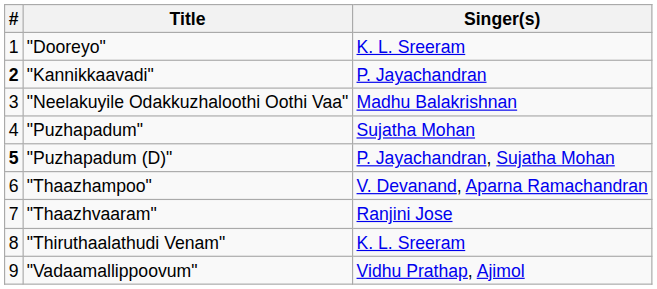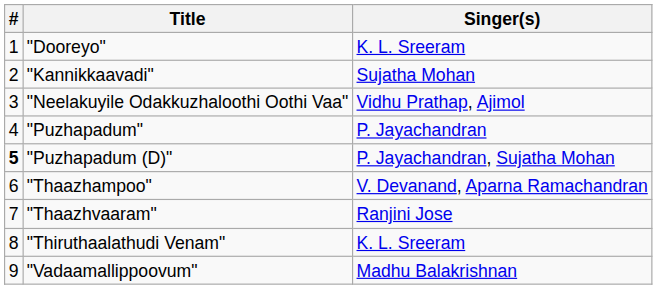(14, 75) bold -> (14, 75) normal
(422, 75) P. Jayachandran -> (416, 75) Sujatha Mohan
(437, 102) Madhu Balakrishnan -> (441, 102) Vidhu Prathap, Ajimol
(416, 130) Sujatha Mohan -> (422, 130) P. Jayachandran
(441, 270) Vidhu Prathap, Ajimol -> (437, 270) Madhu Balakrishnan
